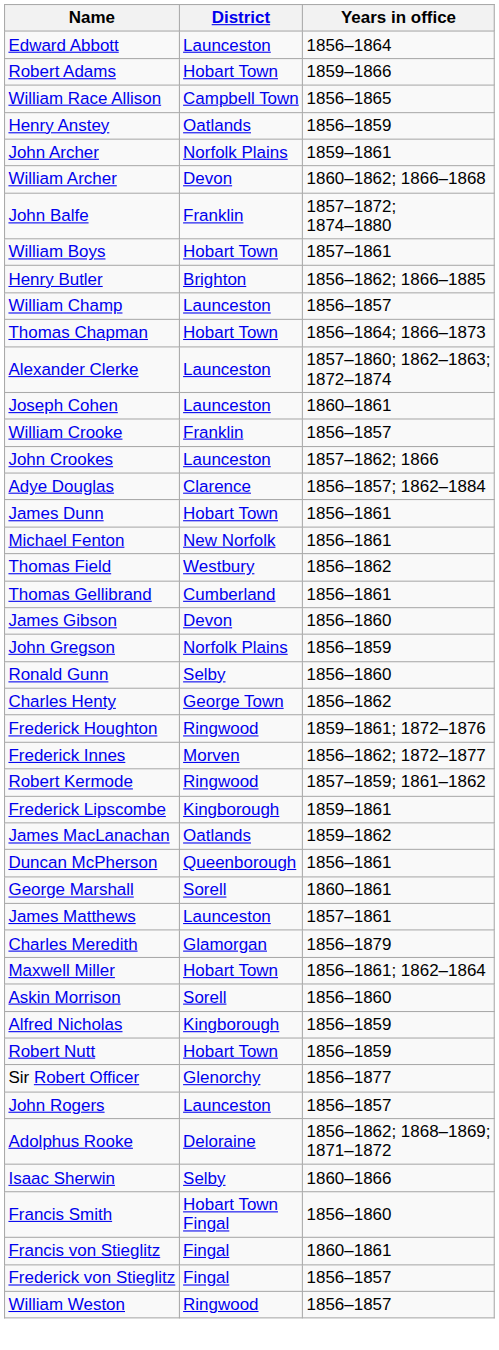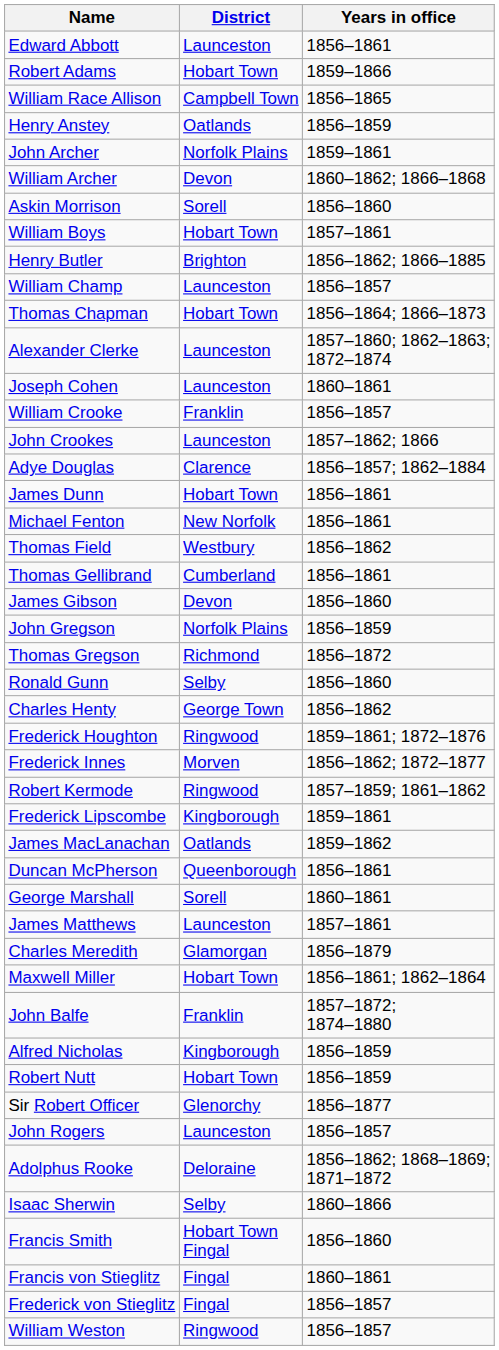(349, 44) 1856–1864 -> (349, 44) 1856–1861
rows swapped: (49, 215) <-> (65, 997)
+ row: (74, 655)
